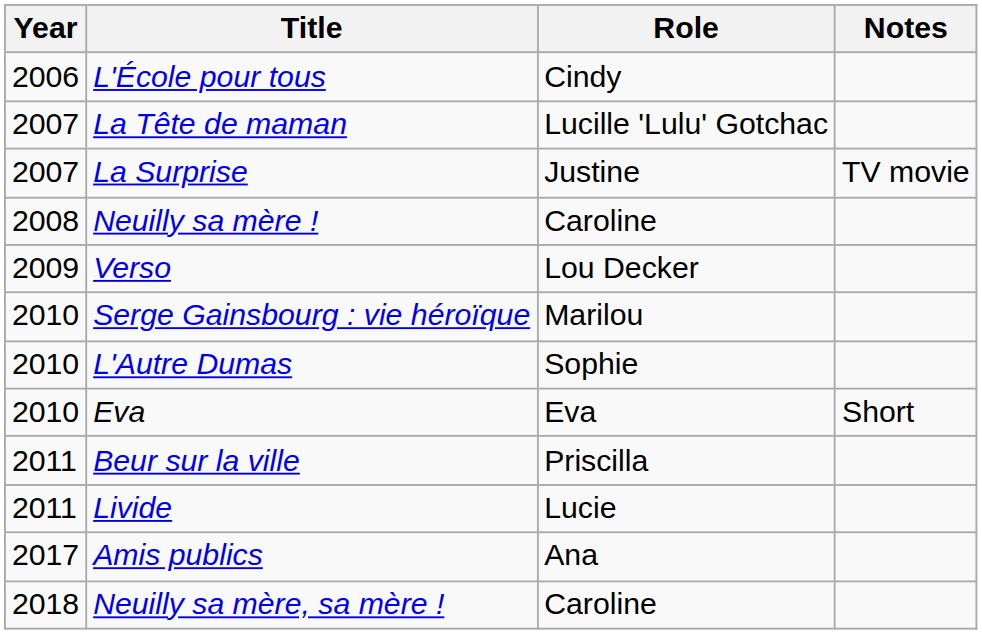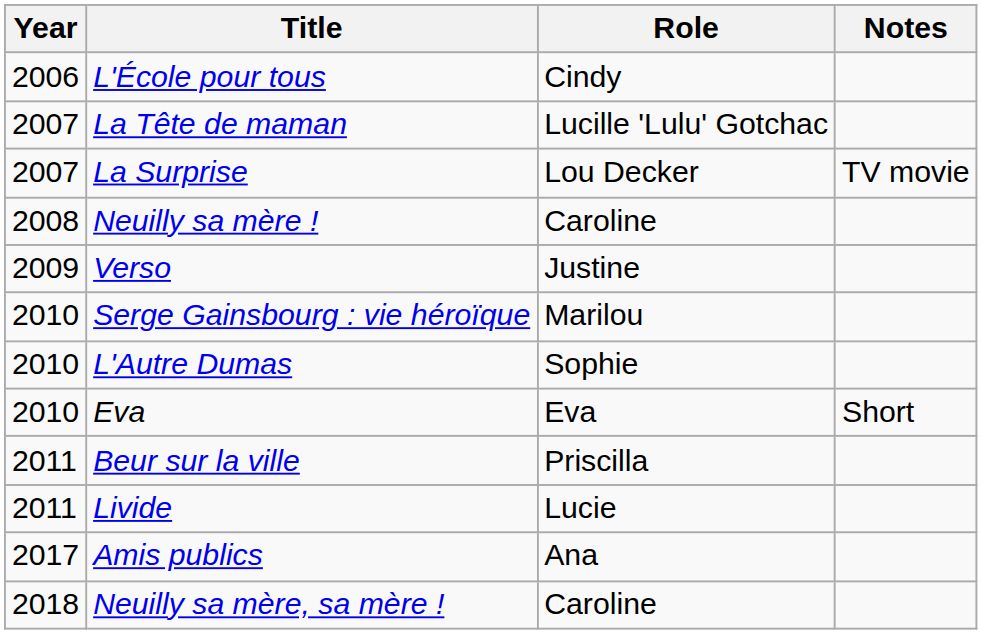(592, 172) Justine -> (621, 172) Lou Decker
(621, 268) Lou Decker -> (592, 268) Justine
